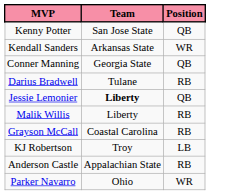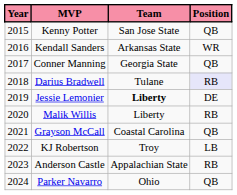+ column: (18, 13)
(184, 81) no background -> (211, 81) lavender background
(184, 97) QB -> (211, 97) DE
(184, 131) RB -> (211, 131) QB
(184, 181) WR -> (211, 181) QB
